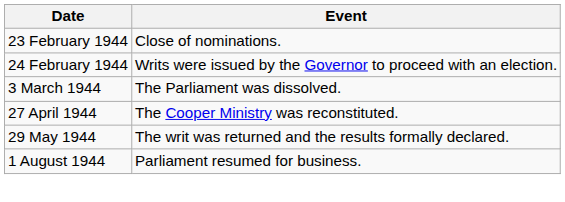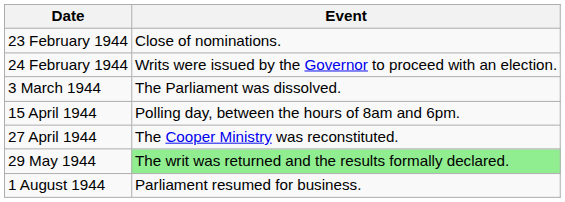+ row: (52, 112)
(322, 137) no background -> (322, 161) lightgreen background
